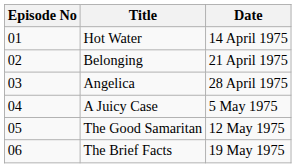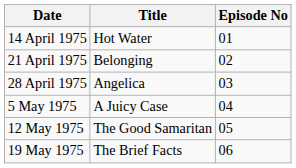columns swapped: (42, 15) <-> (248, 15)
